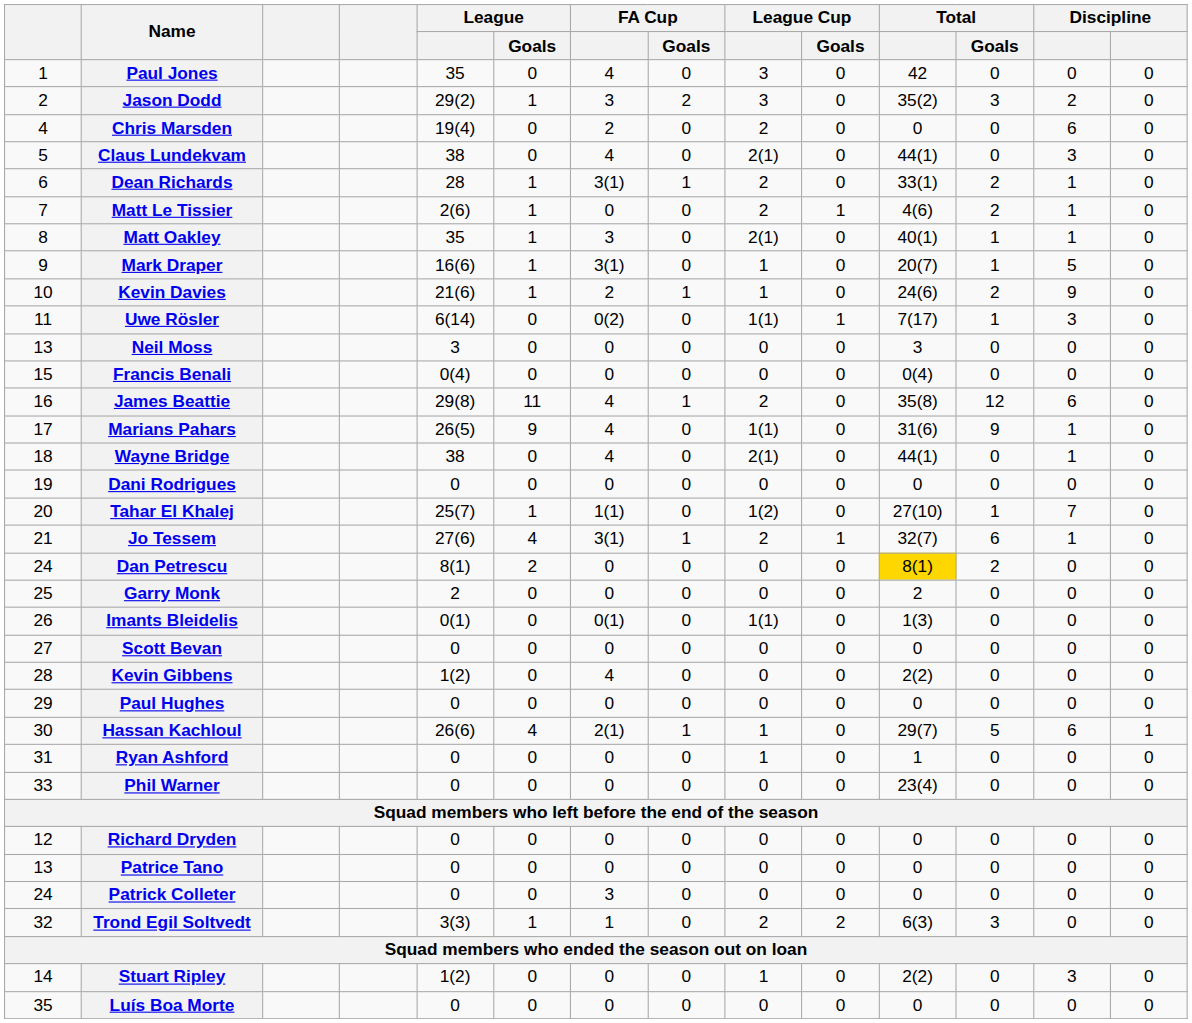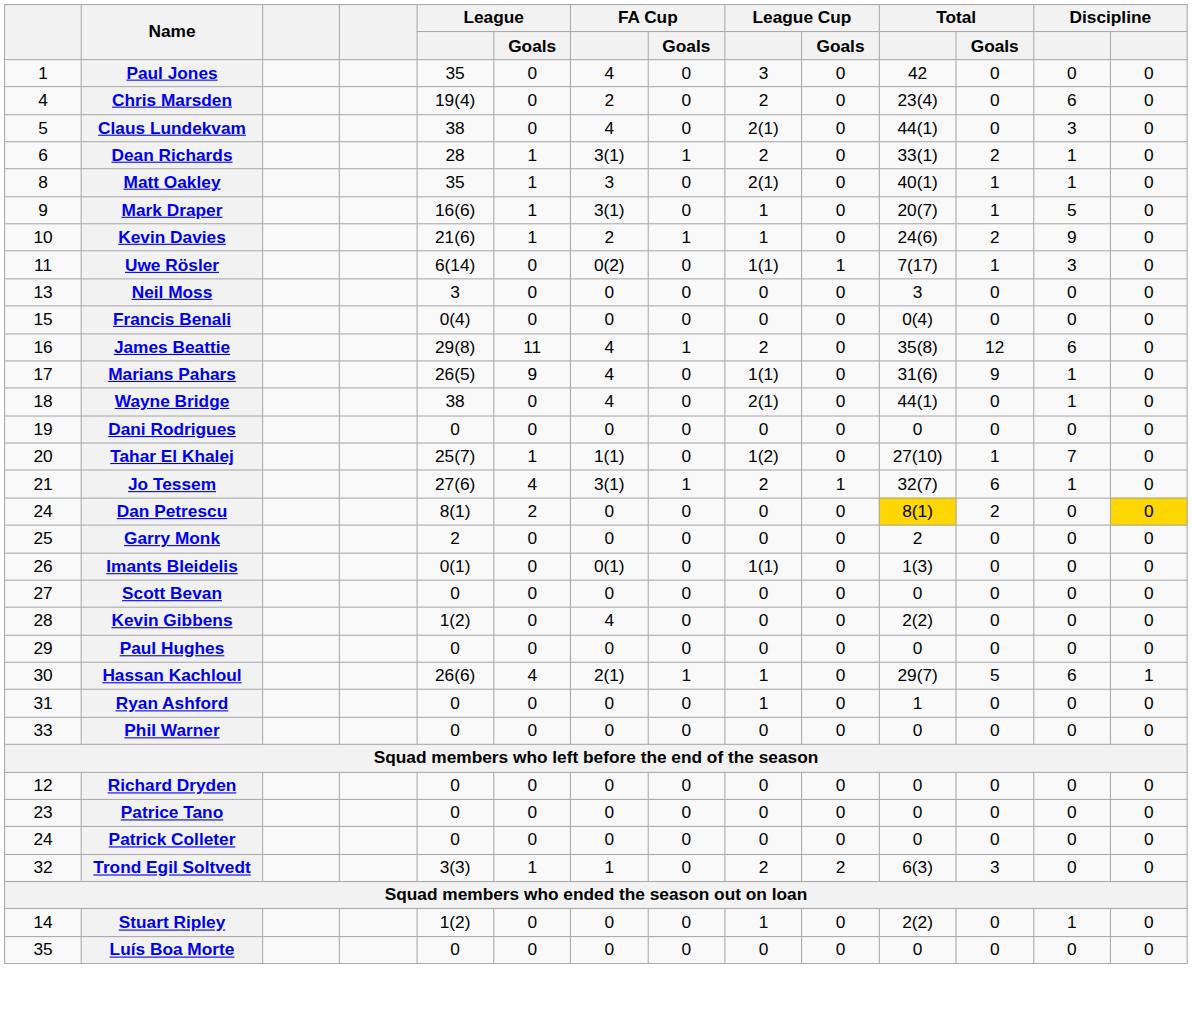- row: (172, 100)
(918, 127) 0 -> (918, 100) 23(4)
- row: (172, 210)
(1149, 566) no background -> (1149, 511) gold background
(918, 785) 23(4) -> (918, 730) 0
(43, 867) 13 -> (43, 812) 23
(609, 895) 3 -> (609, 840) 0
(1072, 977) 3 -> (1072, 922) 1
